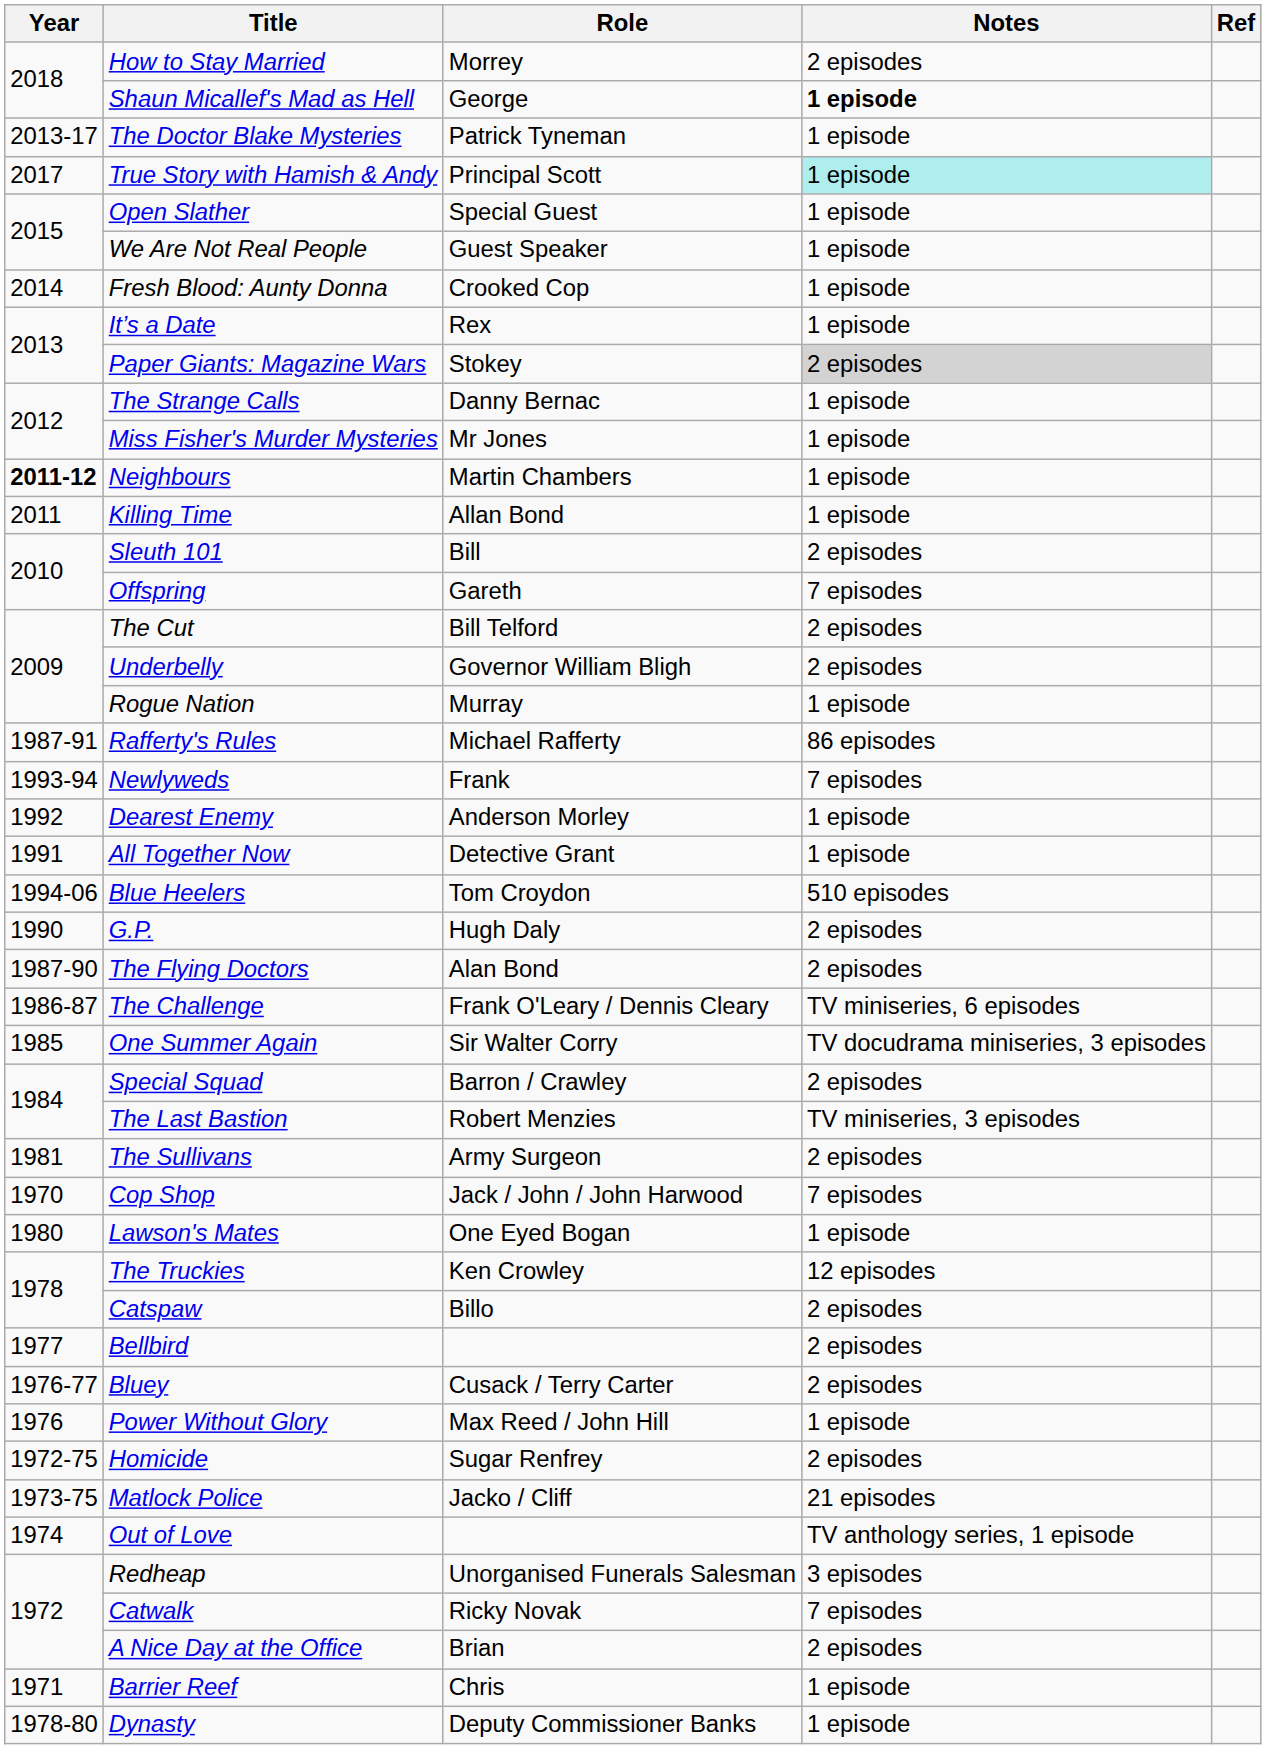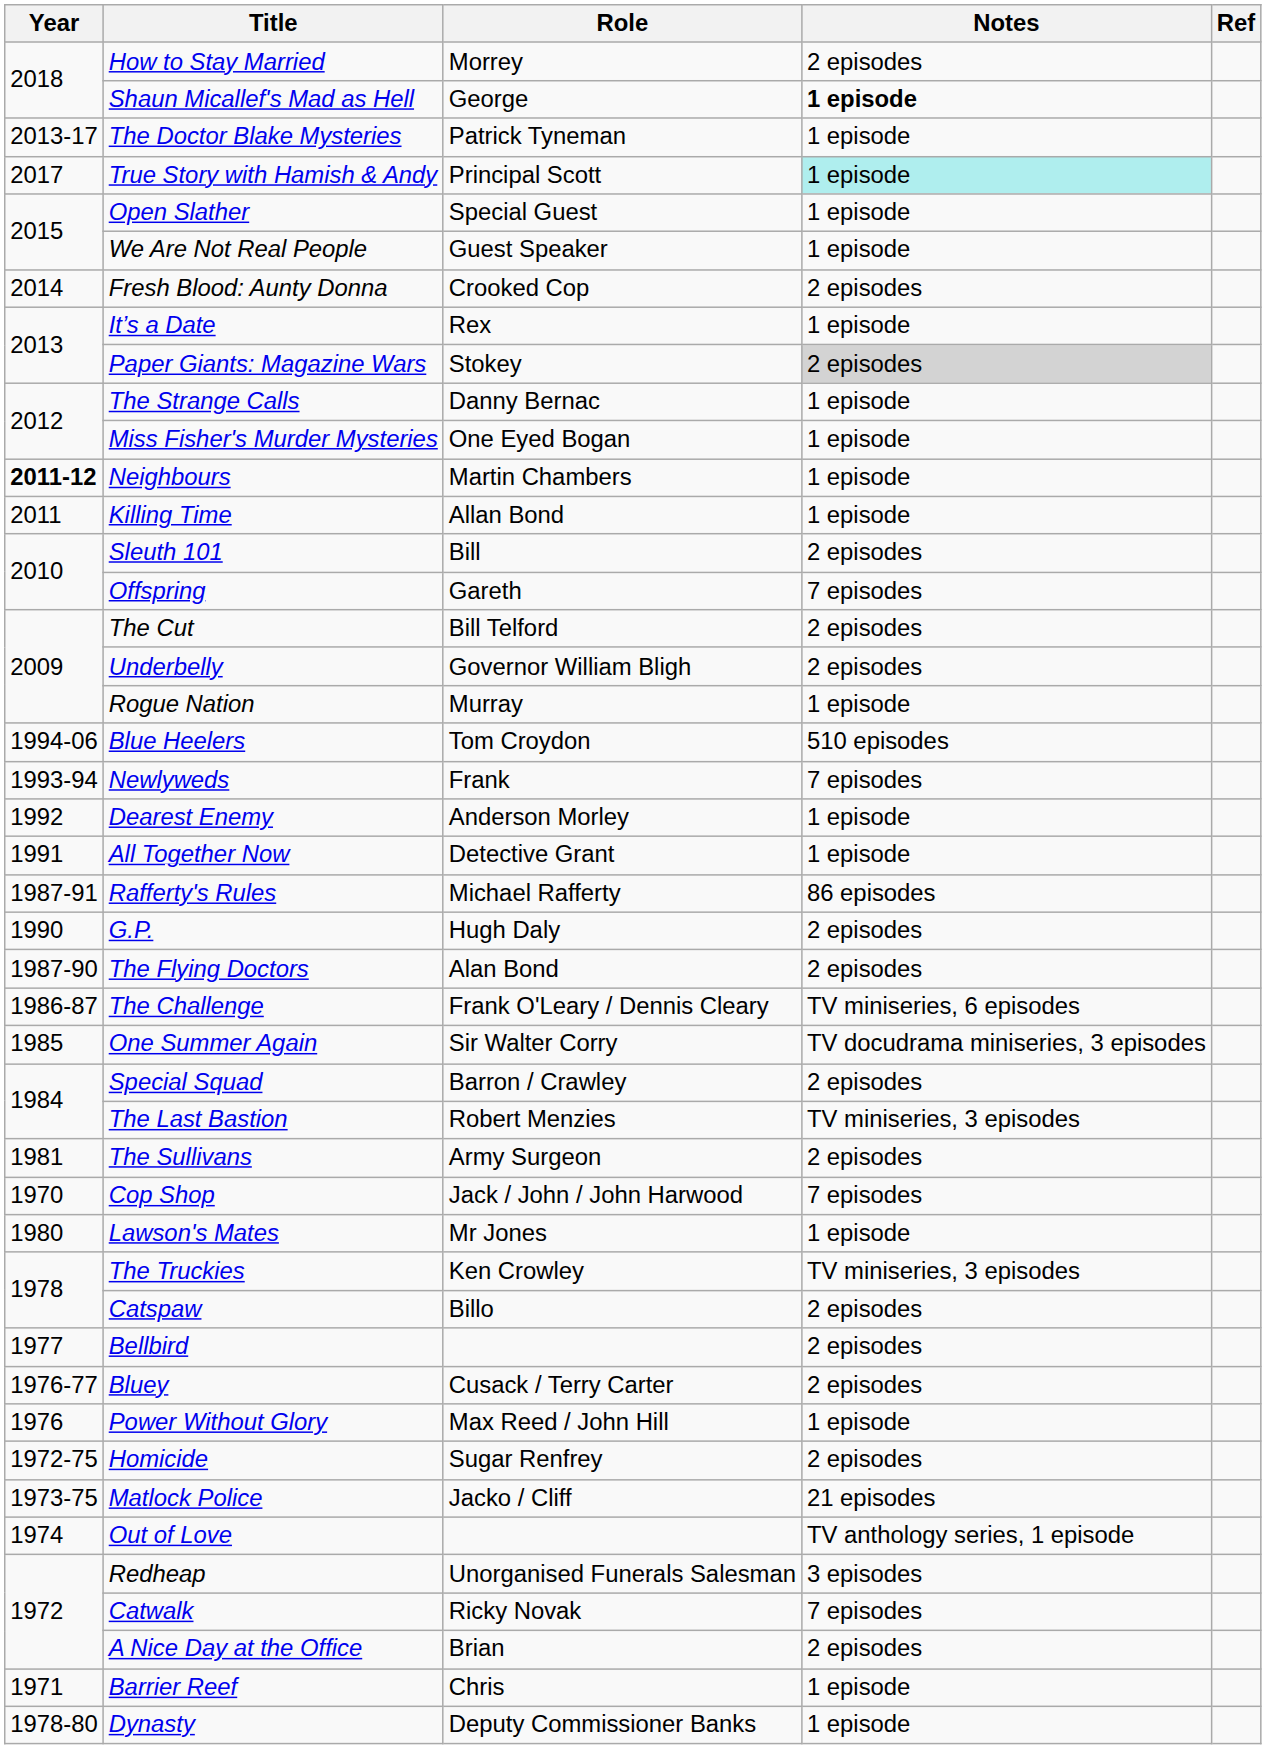(859, 288) 1 episode -> (865, 288) 2 episodes
(498, 439) Mr Jones -> (540, 439) One Eyed Bogan
rows swapped: (177, 893) <-> (192, 741)
(540, 1233) One Eyed Bogan -> (498, 1233) Mr Jones
(871, 1271) 12 episodes -> (943, 1271) TV miniseries, 3 episodes
